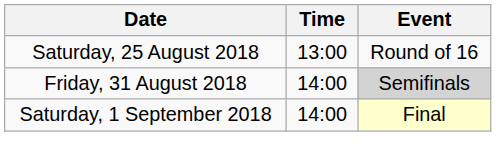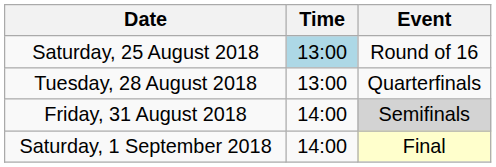(322, 51) no background -> (322, 51) lightblue background
+ row: (146, 83)
